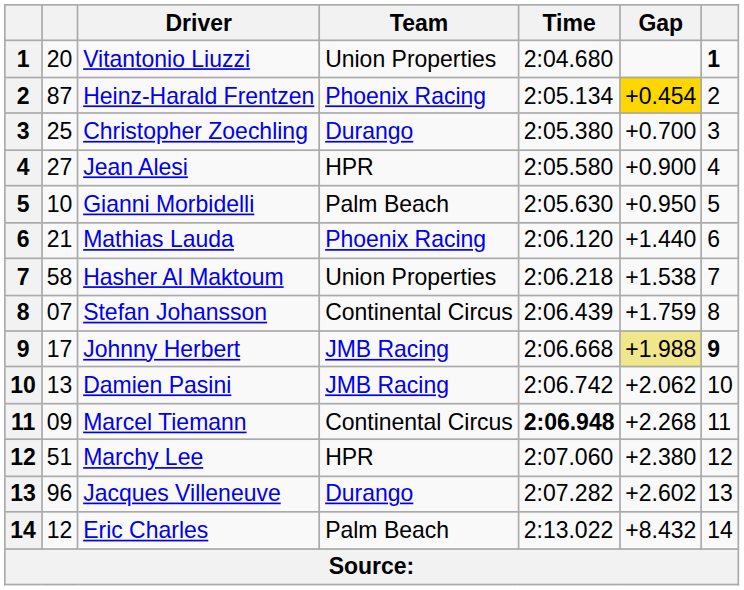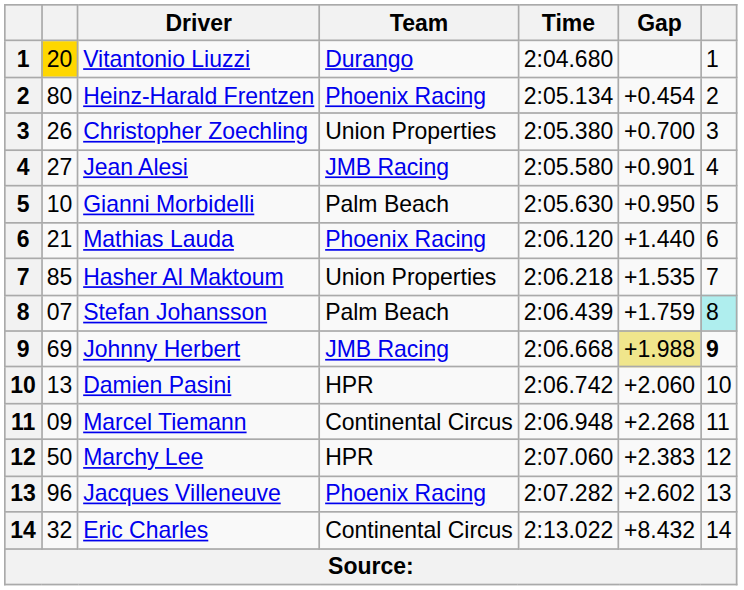(60, 59) no background -> (60, 59) gold background
(411, 59) Union Properties -> (369, 59) Durango
(714, 59) bold -> (712, 59) normal
(60, 95) 87 -> (60, 95) 80
(661, 95) gold background -> (660, 95) no background
(60, 131) 25 -> (60, 131) 26
(369, 131) Durango -> (411, 131) Union Properties
(349, 167) HPR -> (387, 167) JMB Racing
(661, 167) +0.900 -> (660, 167) +0.901
(60, 276) 58 -> (60, 276) 85
(661, 276) +1.538 -> (660, 276) +1.535
(419, 312) Continental Circus -> (387, 312) Palm Beach
(714, 312) no background -> (712, 312) paleturquoise background
(60, 349) 17 -> (60, 349) 69
(387, 385) JMB Racing -> (349, 385) HPR
(661, 385) +2.062 -> (660, 385) +2.060
(569, 421) bold -> (568, 421) normal
(60, 457) 51 -> (60, 457) 50
(661, 457) +2.380 -> (660, 457) +2.383
(369, 494) Durango -> (406, 494) Phoenix Racing
(60, 530) 12 -> (60, 530) 32
(387, 530) Palm Beach -> (419, 530) Continental Circus
